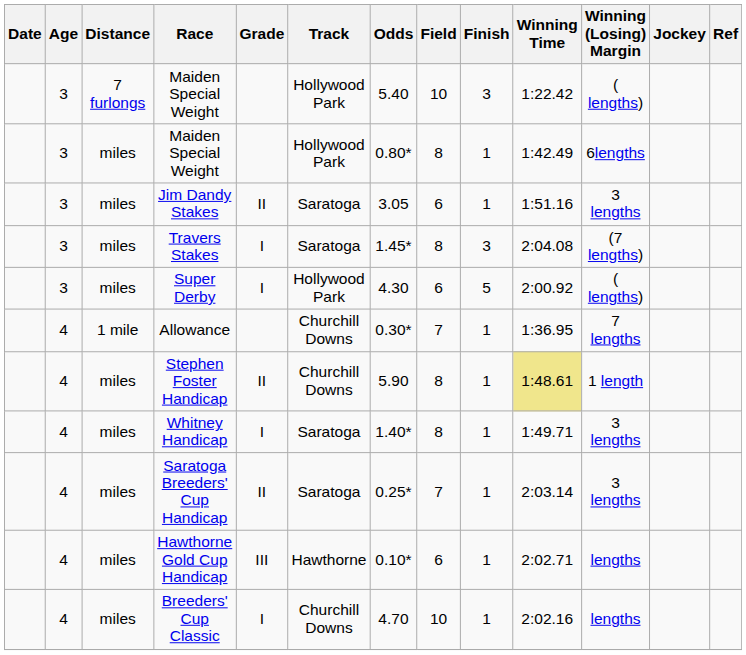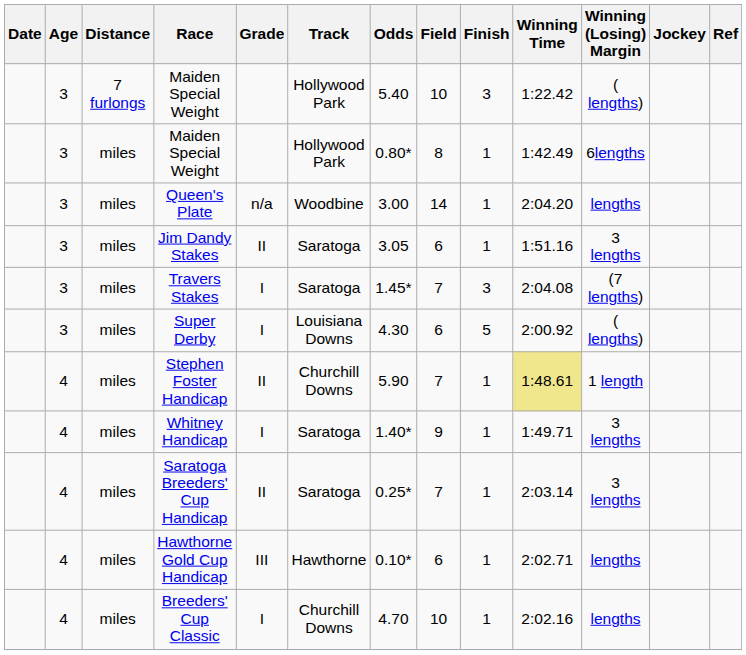+ row: (118, 204)
(439, 246) 8 -> (439, 288) 7
(329, 288) Hollywood Park -> (329, 330) Louisiana Downs
- row: (118, 330)
(439, 381) 8 -> (439, 381) 7
(439, 431) 8 -> (439, 431) 9
